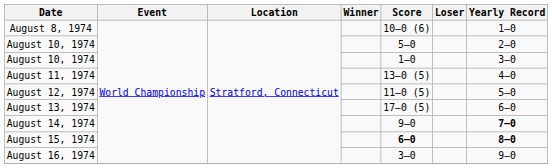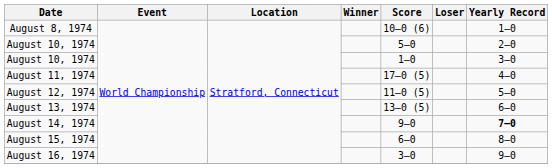(407, 76) 13–0 (5) -> (407, 76) 17–0 (5)
(407, 108) 17–0 (5) -> (407, 108) 13–0 (5)
(407, 139) bold -> (407, 139) normal
(507, 139) bold -> (507, 139) normal
